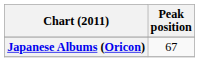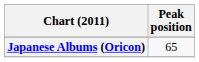(171, 47) 67 -> (171, 47) 65
